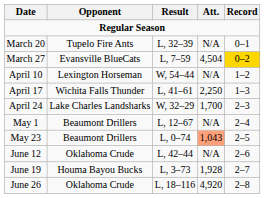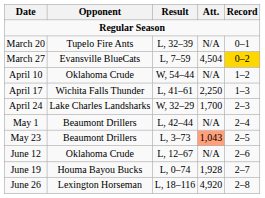(100, 75) Lexington Horseman -> (100, 75) Oklahoma Crude
(175, 122) L, 12–67 -> (175, 122) L, 42–44
(175, 138) L, 0–74 -> (175, 138) L, 3–73
(175, 153) L, 42–44 -> (175, 153) L, 12–67
(175, 169) L, 3–73 -> (175, 169) L, 0–74
(100, 185) Oklahoma Crude -> (100, 185) Lexington Horseman
